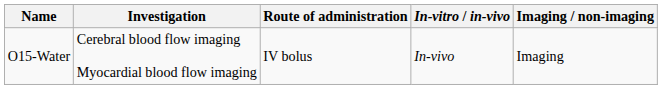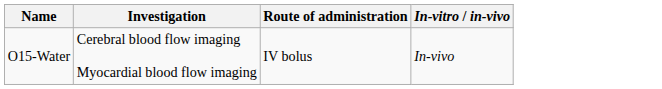- column: (585, 16)
